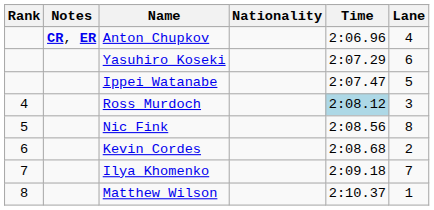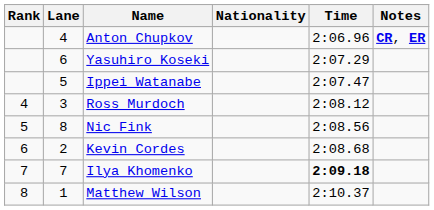columns swapped: (409, 16) <-> (72, 16)
(357, 105) lightblue background -> (341, 105) no background
(357, 171) normal -> (341, 171) bold
